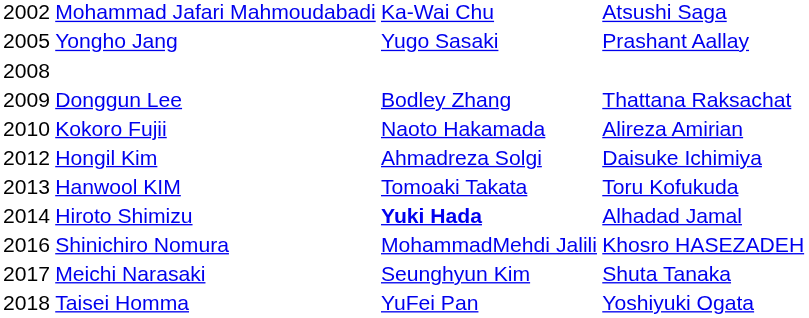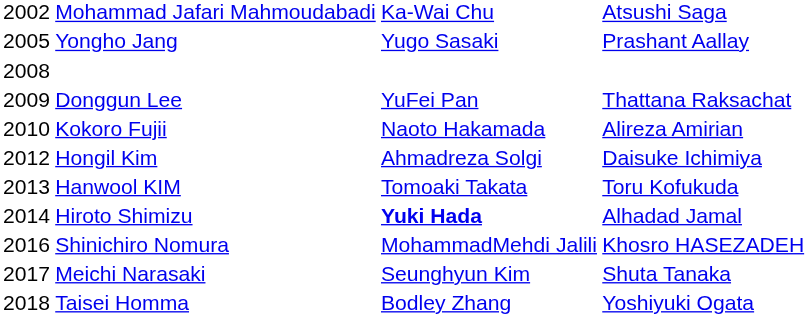(446, 99) Bodley Zhang -> (430, 99) YuFei Pan
(430, 303) YuFei Pan -> (446, 303) Bodley Zhang
